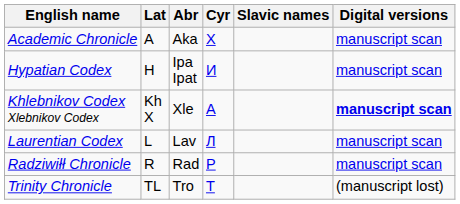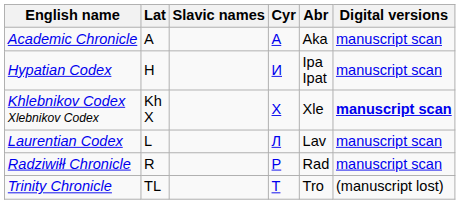columns swapped: (186, 16) <-> (283, 16)
(211, 39) Х -> (276, 39) А
(211, 109) А -> (276, 109) Х
